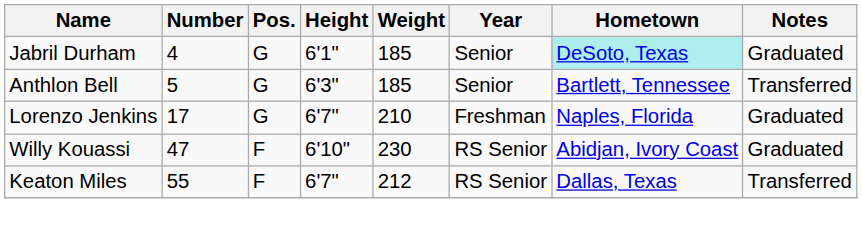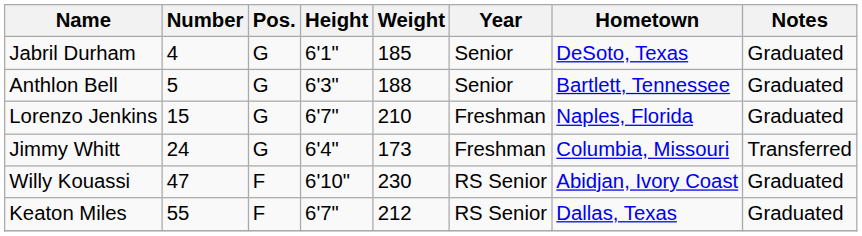(622, 52) paleturquoise background -> (622, 52) no background
(395, 85) 185 -> (395, 85) 188
(800, 85) Transferred -> (796, 85) Graduated
(178, 117) 17 -> (178, 117) 15
+ row: (65, 149)
(800, 181) Transferred -> (796, 213) Graduated
